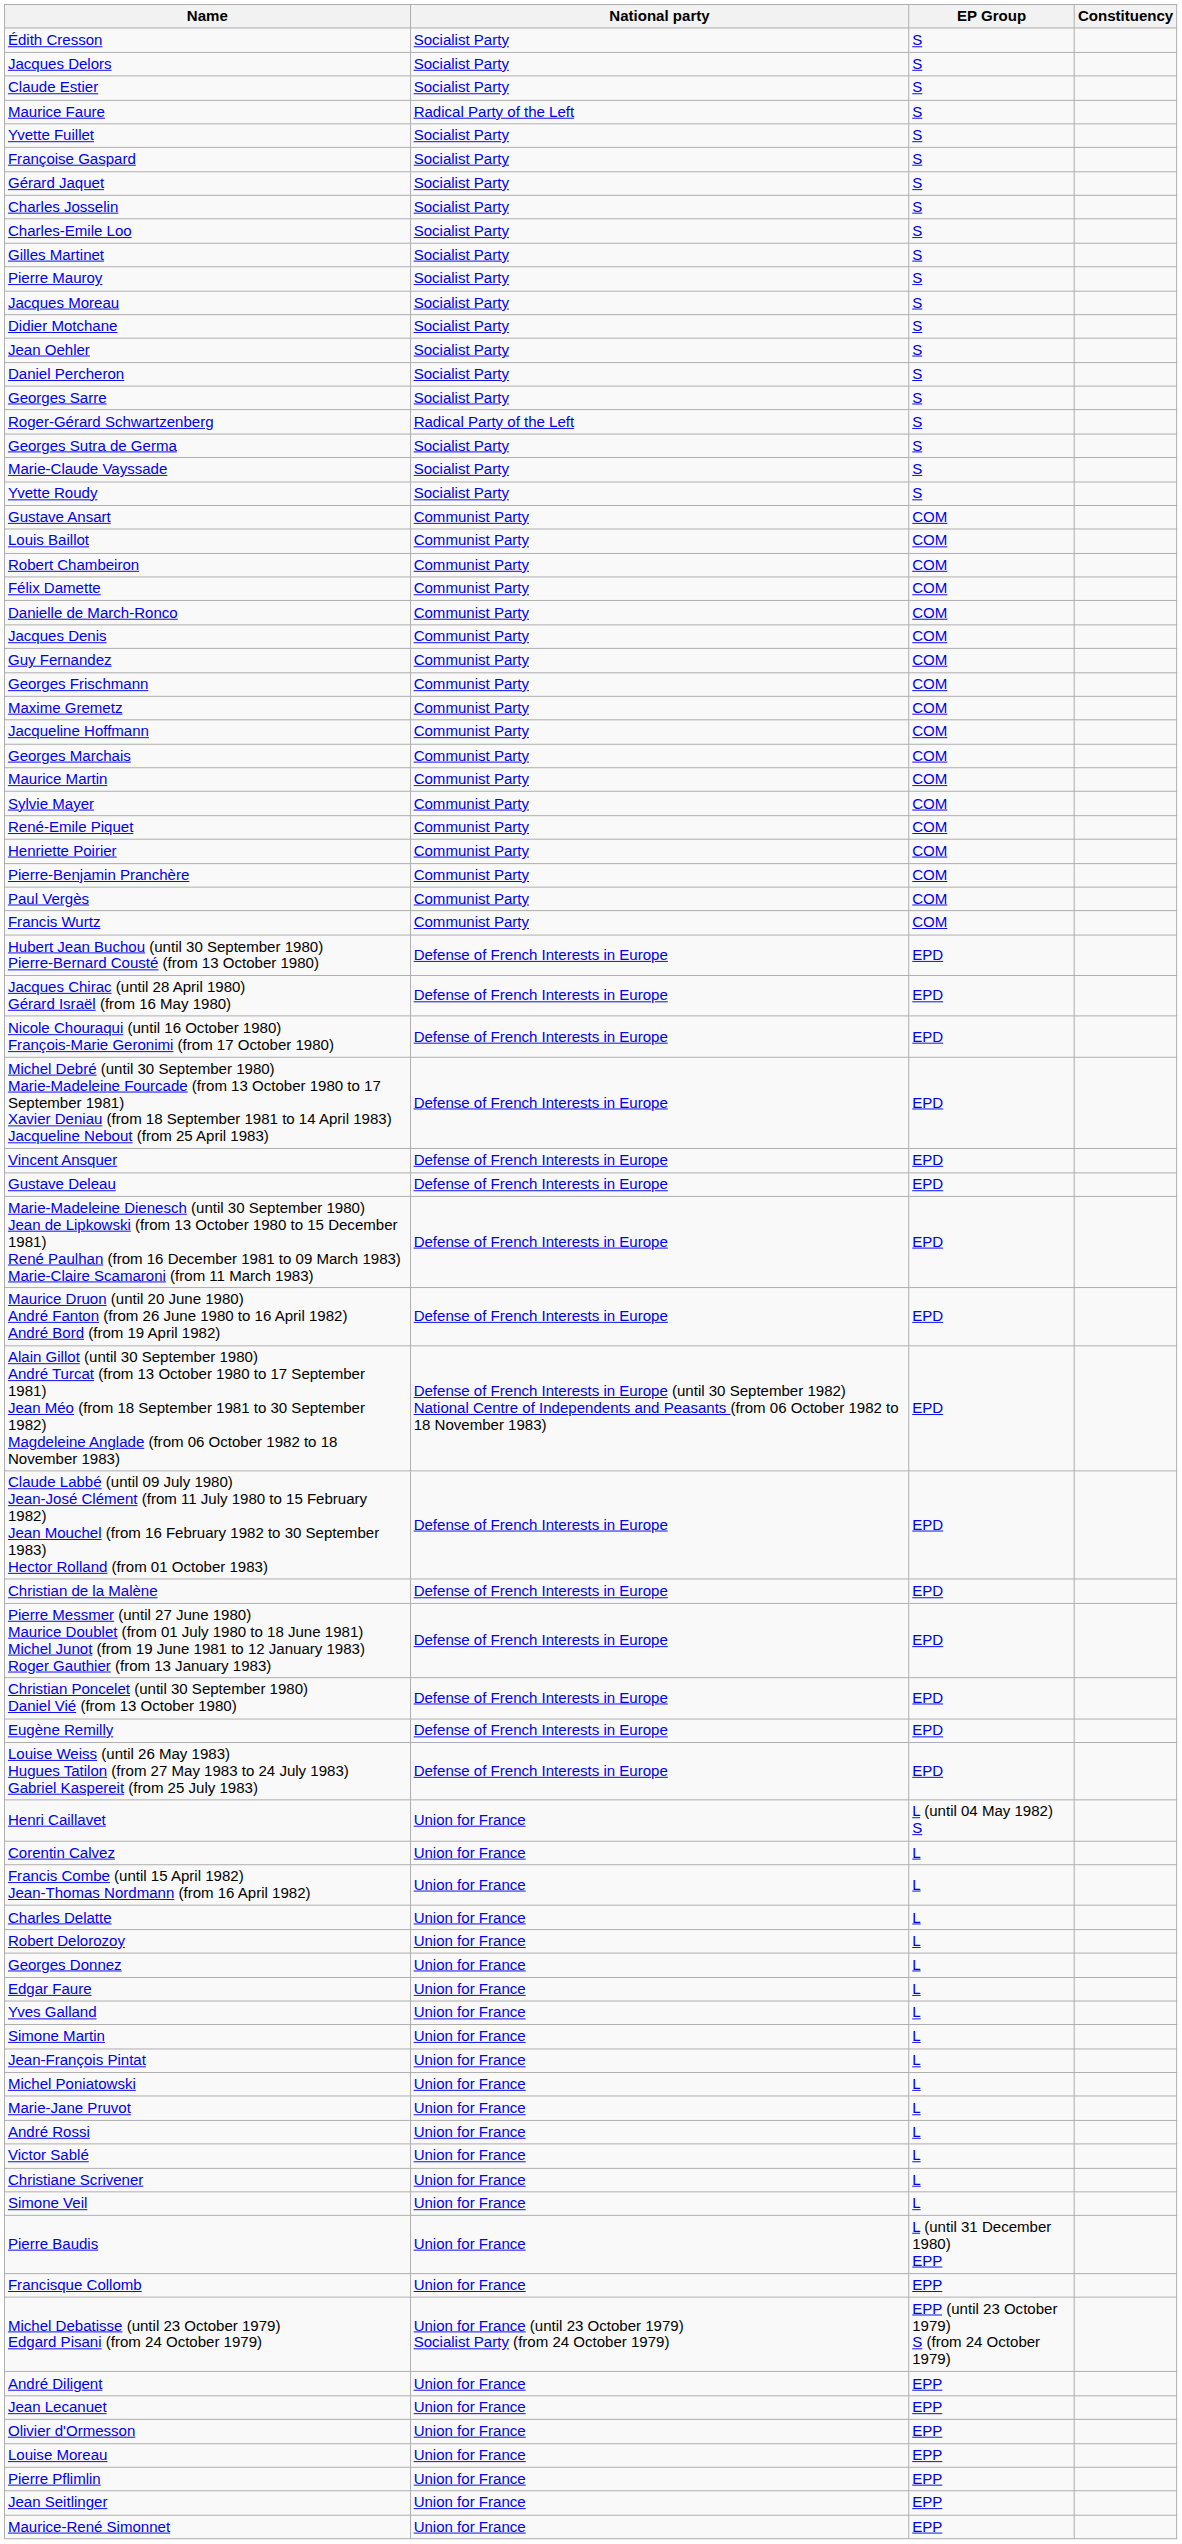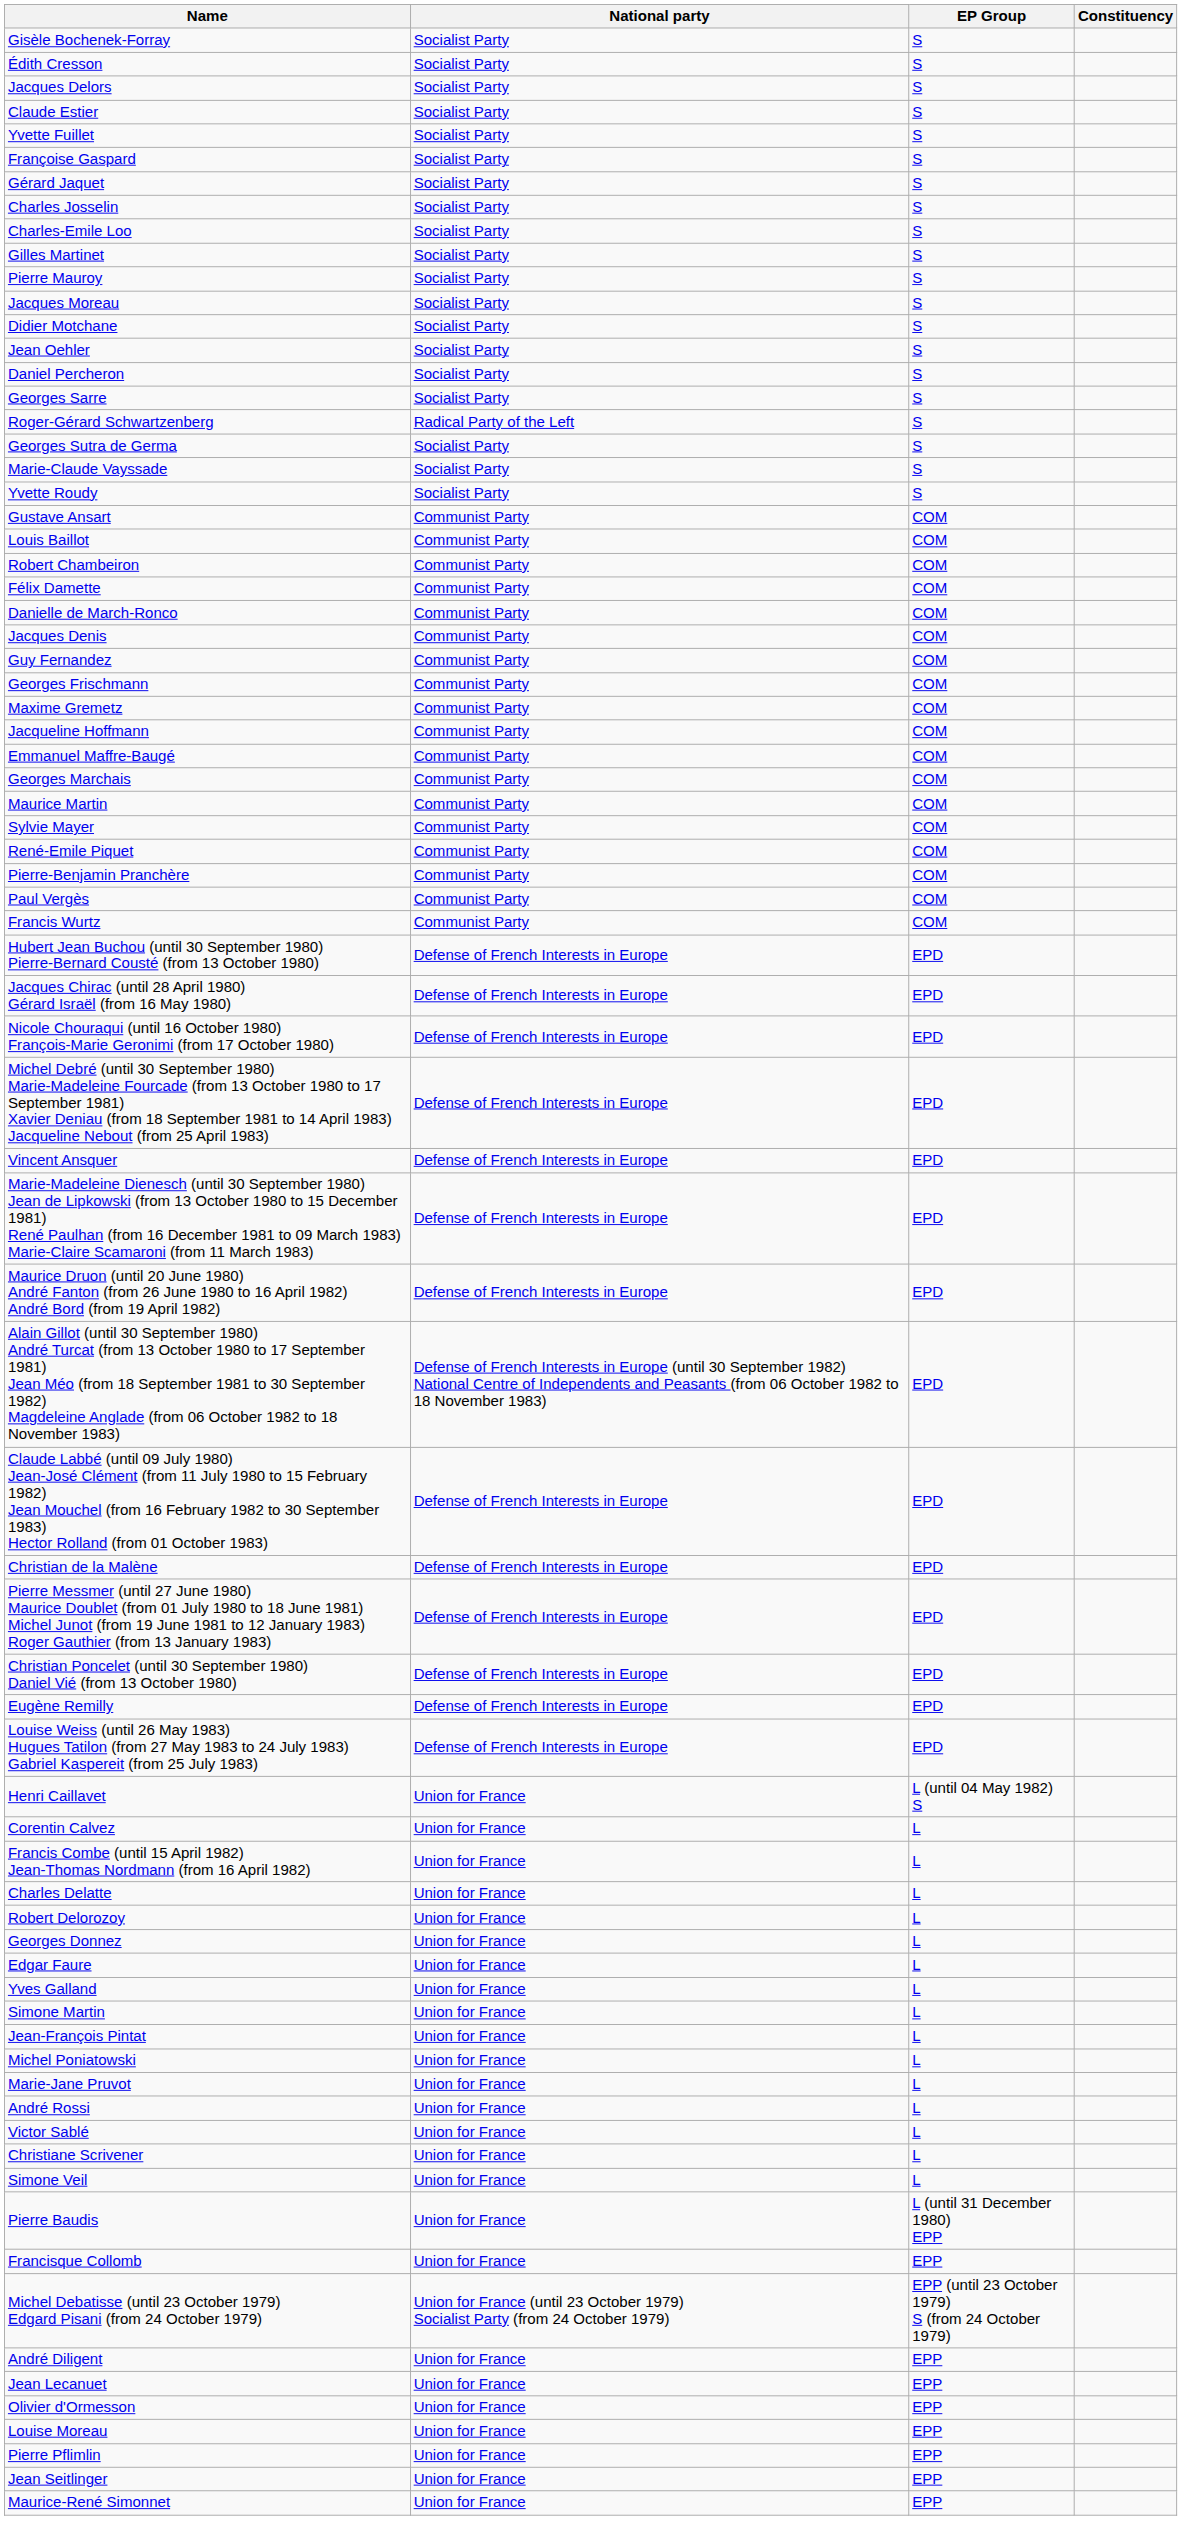+ row: (89, 40)
- row: (56, 111)
+ row: (91, 755)
- row: (62, 851)
- row: (62, 1184)
